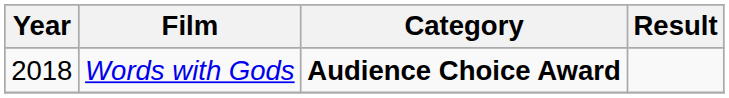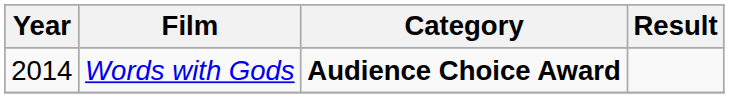(42, 69) 2018 -> (42, 69) 2014
